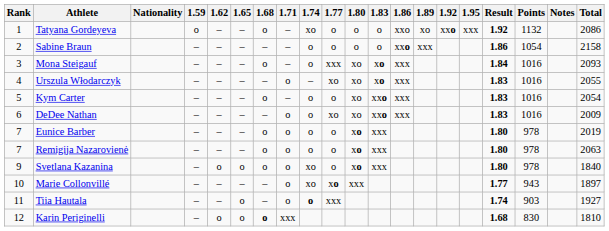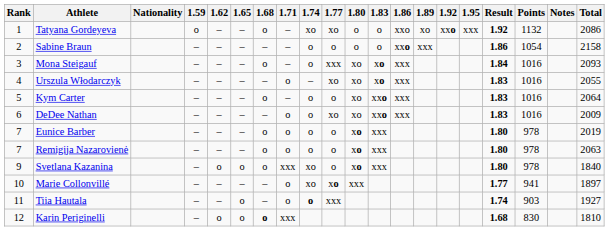(334, 30) o -> (334, 30) xo
(591, 98) 2054 -> (591, 98) 2064
(288, 166) o -> (288, 166) xxx
(531, 183) 943 -> (531, 183) 941
